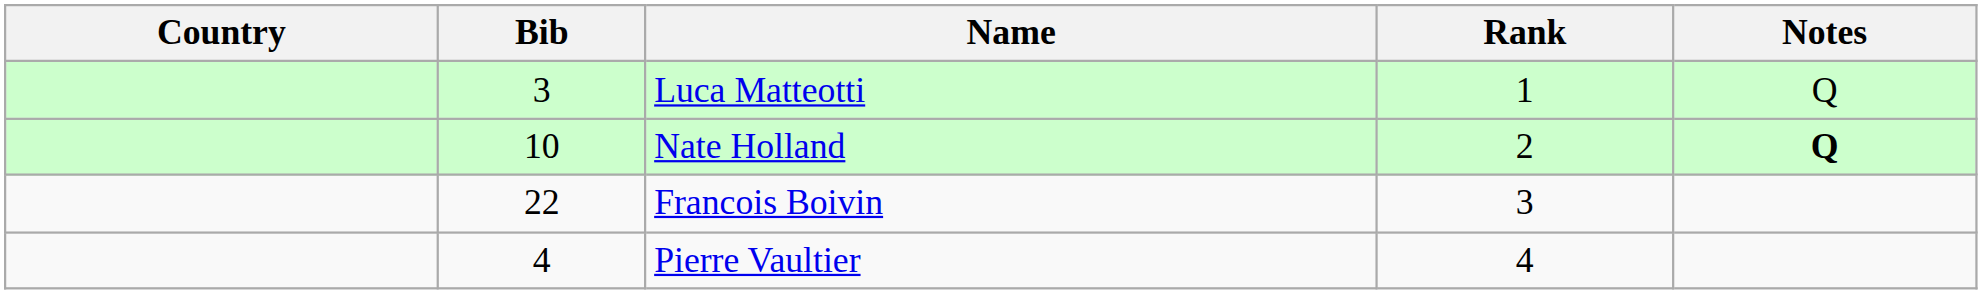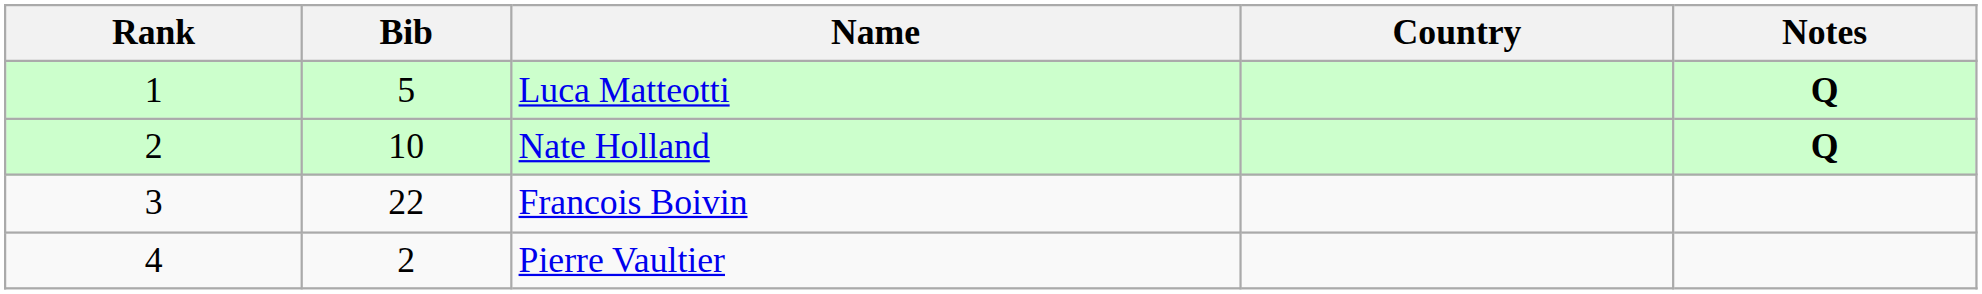columns swapped: (1525, 32) <-> (221, 32)
(542, 89) 3 -> (406, 89) 5
(1825, 89) normal -> (1825, 89) bold
(542, 259) 4 -> (406, 259) 2
